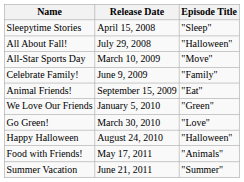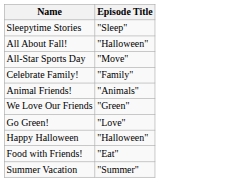- column: (137, 12)
(192, 91) "Eat" -> (118, 91) "Animals"
(202, 153) "Animals" -> (108, 153) "Eat"
